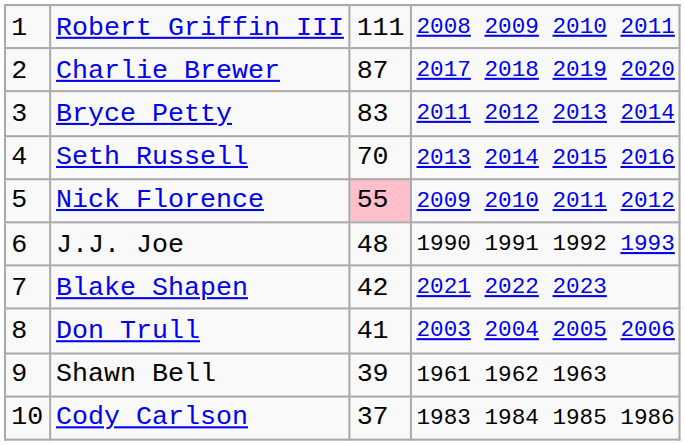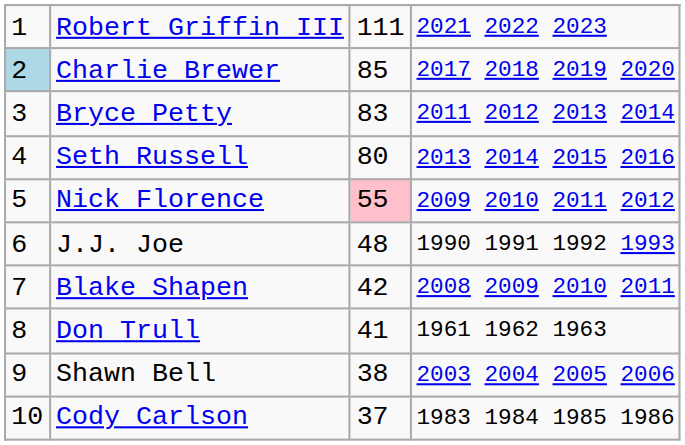(546, 27) 2008 2009 2010 2011 -> (512, 27) 2021 2022 2023
(19, 70) no background -> (19, 70) lightblue background
(373, 70) 87 -> (373, 70) 85
(373, 157) 70 -> (373, 157) 80
(512, 287) 2021 2022 2023 -> (546, 287) 2008 2009 2010 2011
(546, 331) 2003 2004 2005 2006 -> (512, 331) 1961 1962 1963
(373, 374) 39 -> (373, 374) 38
(512, 374) 1961 1962 1963 -> (546, 374) 2003 2004 2005 2006
